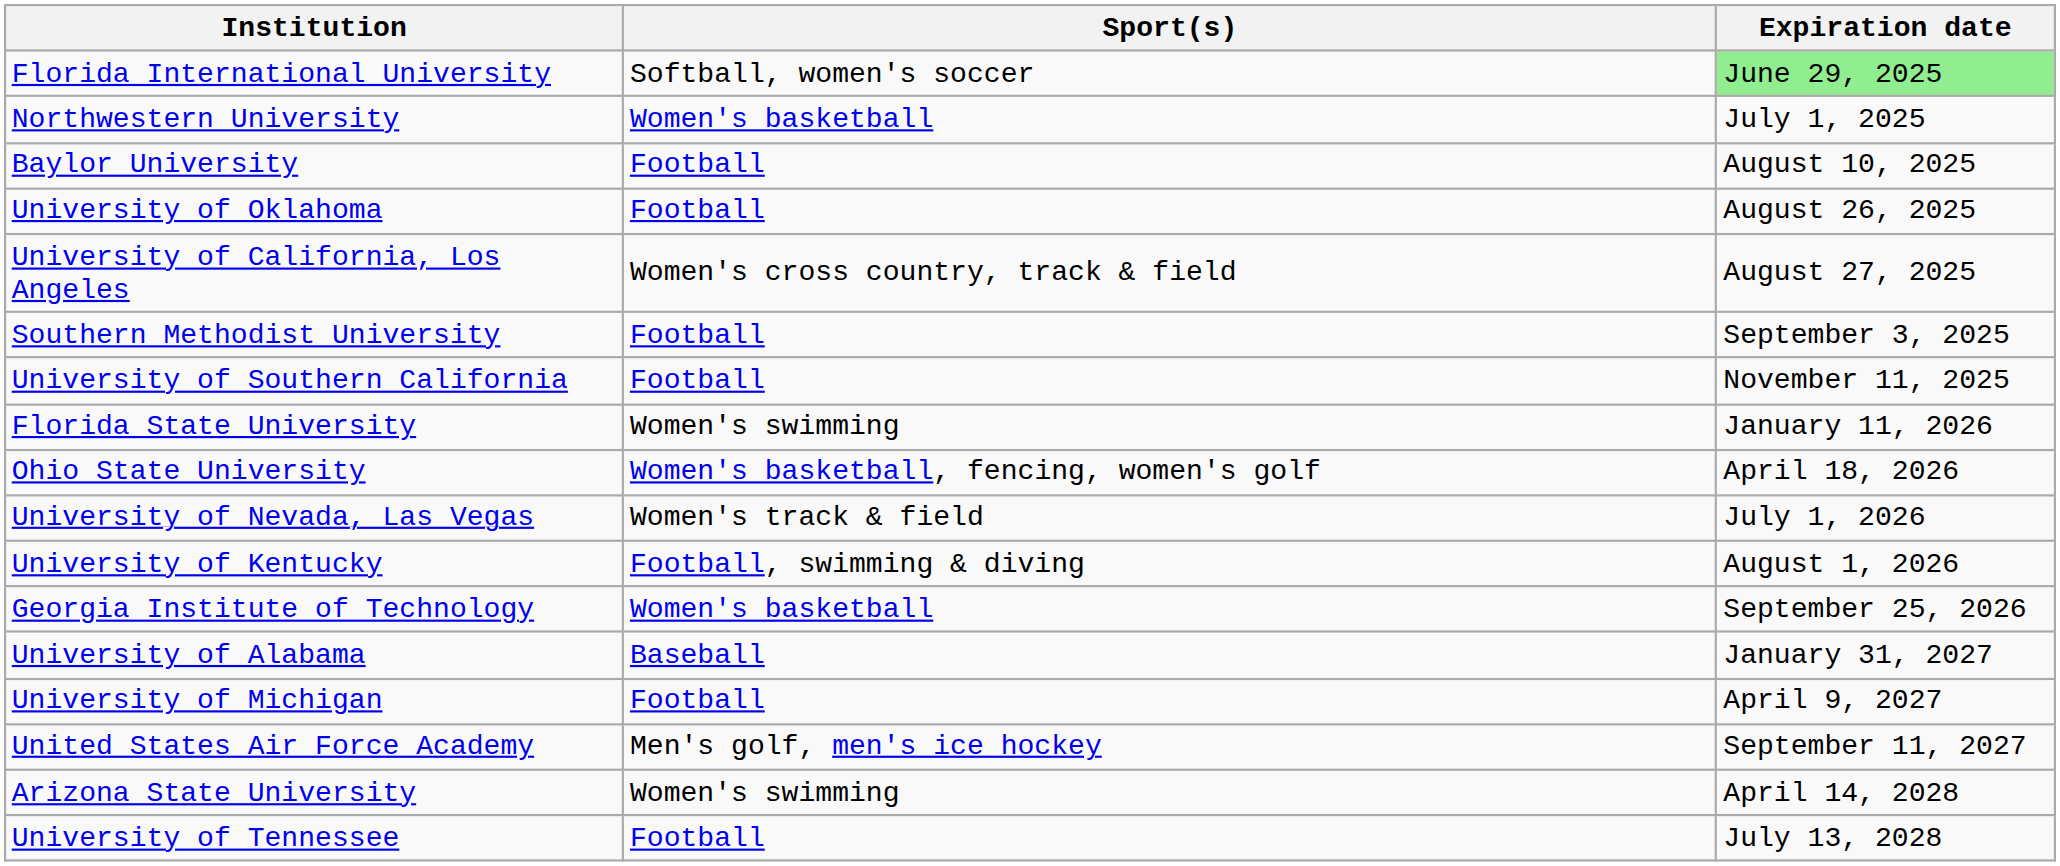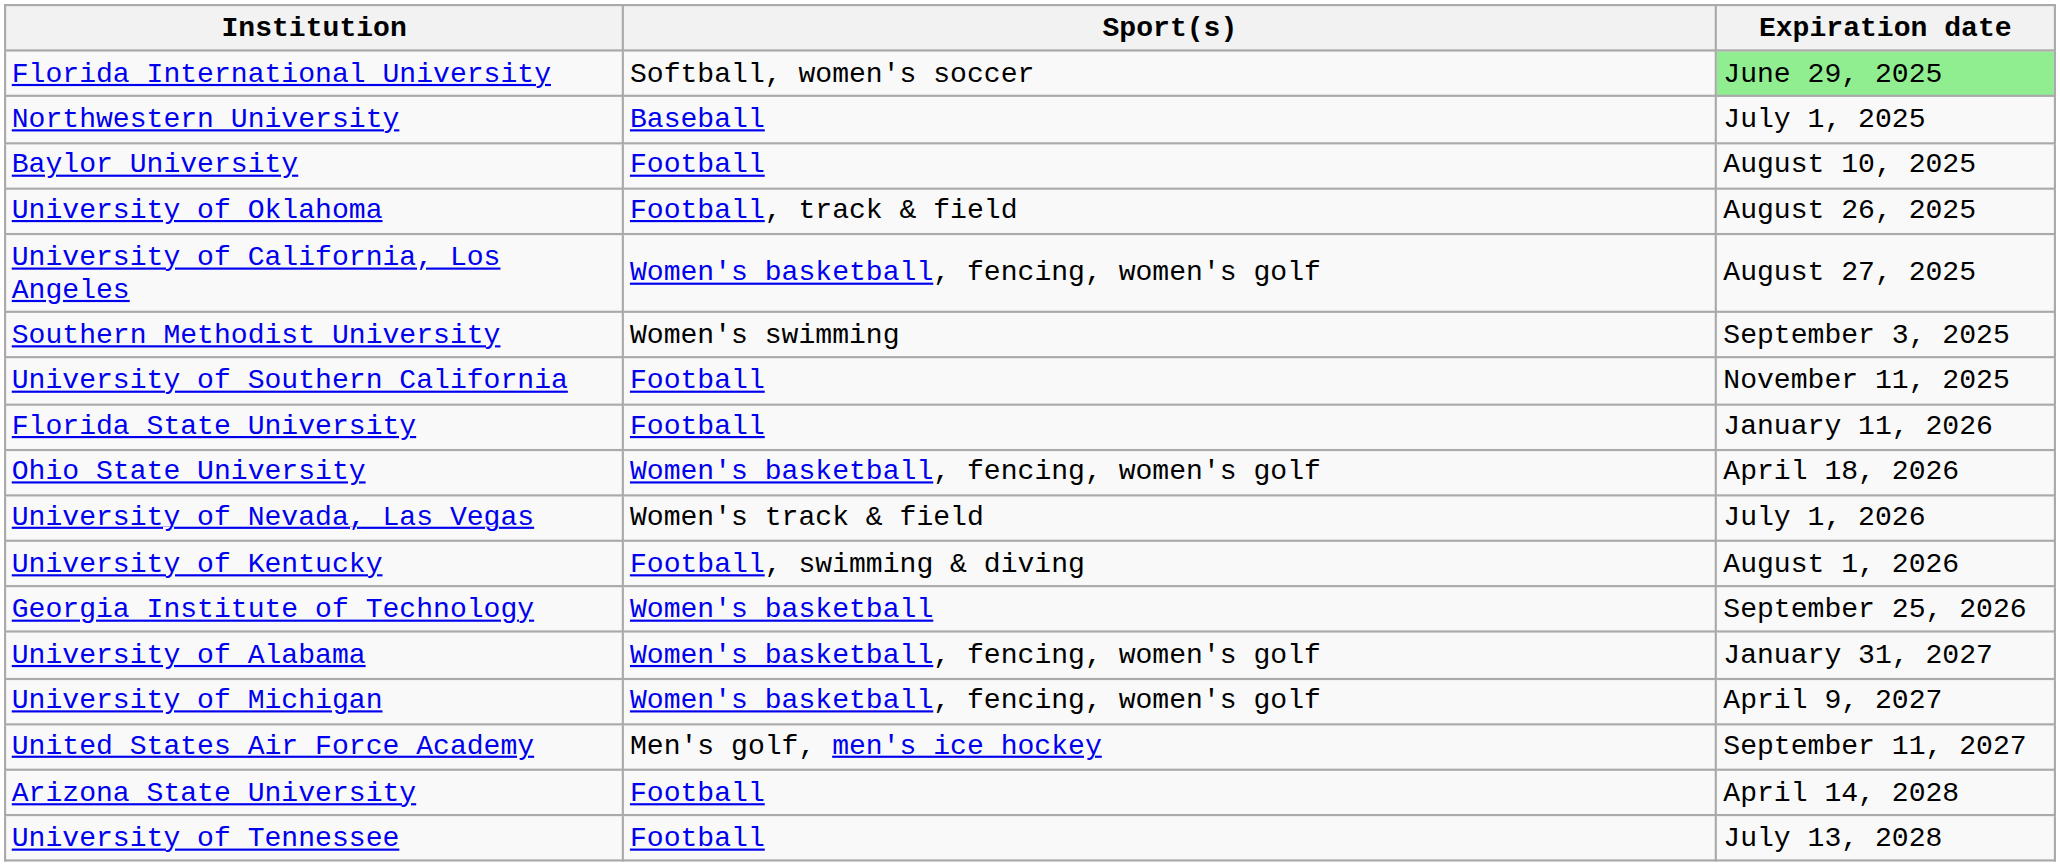(782, 119) Women's basketball -> (697, 119) Baseball
(697, 211) Football -> (824, 211) Football, track & field
(933, 273) Women's cross country, track & field -> (975, 273) Women's basketball, fencing, women's golf
(697, 335) Football -> (765, 335) Women's swimming
(765, 426) Women's swimming -> (697, 426) Football
(697, 655) Baseball -> (975, 655) Women's basketball, fencing, women's golf
(697, 701) Football -> (975, 701) Women's basketball, fencing, women's golf
(765, 793) Women's swimming -> (697, 793) Football
